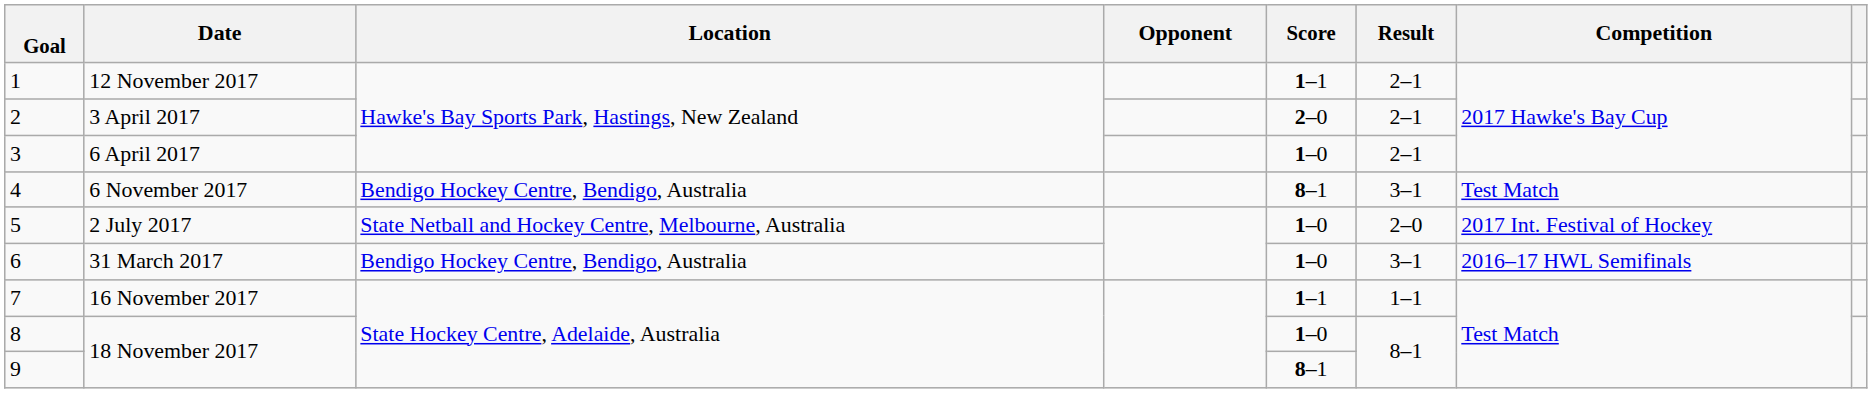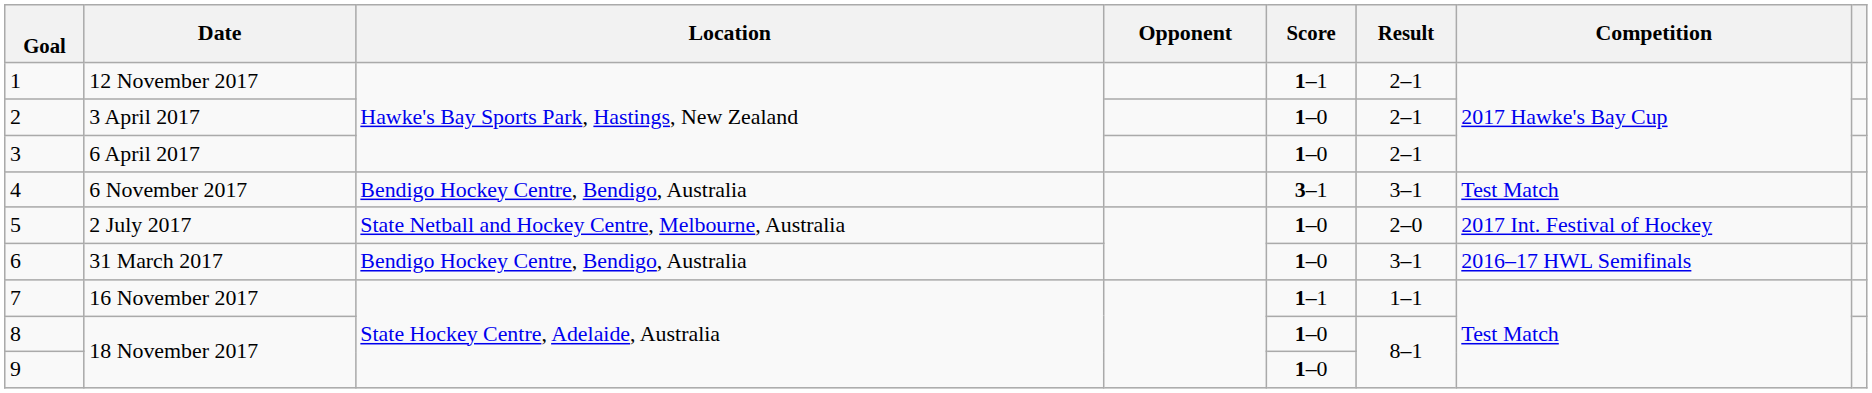(1311, 117) 2–0 -> (1311, 117) 1–0
(1311, 189) 8–1 -> (1311, 189) 3–1
(1311, 370) 8–1 -> (1311, 370) 1–0
